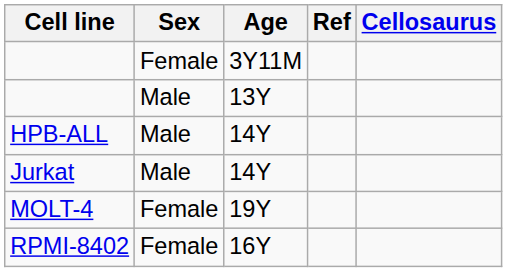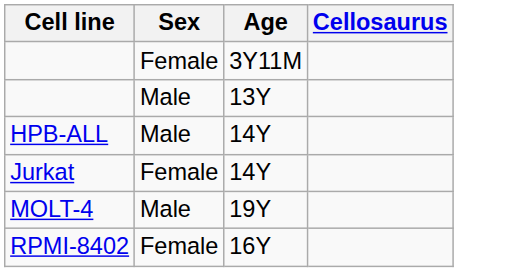- column: (332, 23)
(165, 172) Male -> (179, 172) Female
(179, 209) Female -> (165, 209) Male
